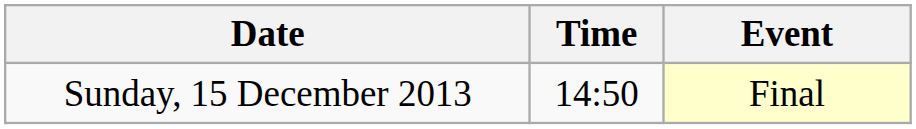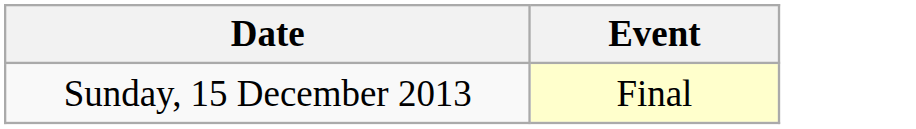- column: (597, 33)
